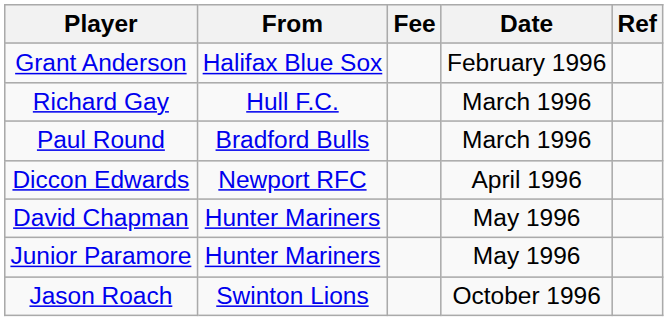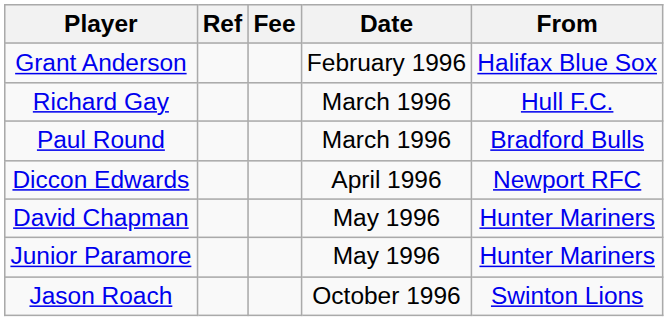columns swapped: (292, 23) <-> (637, 23)
